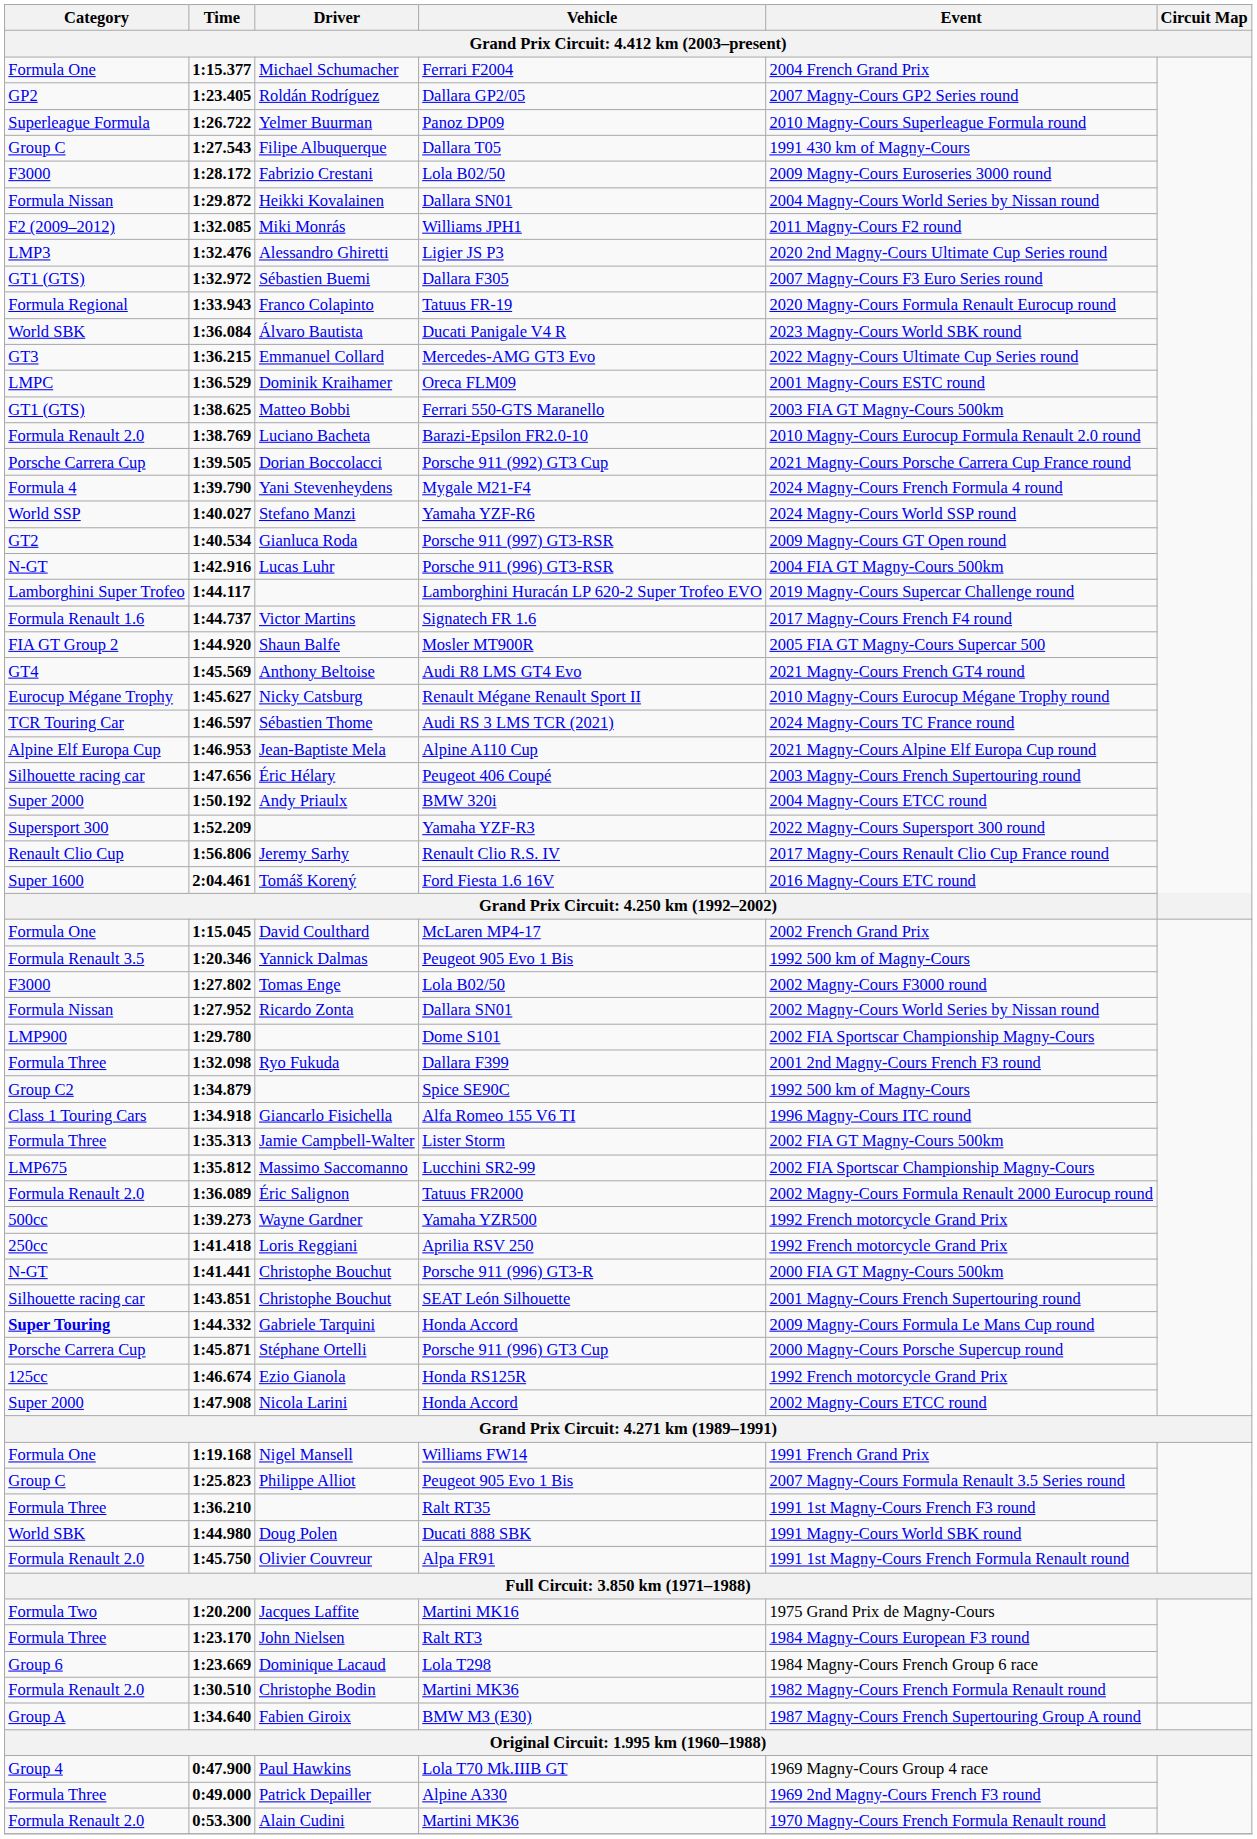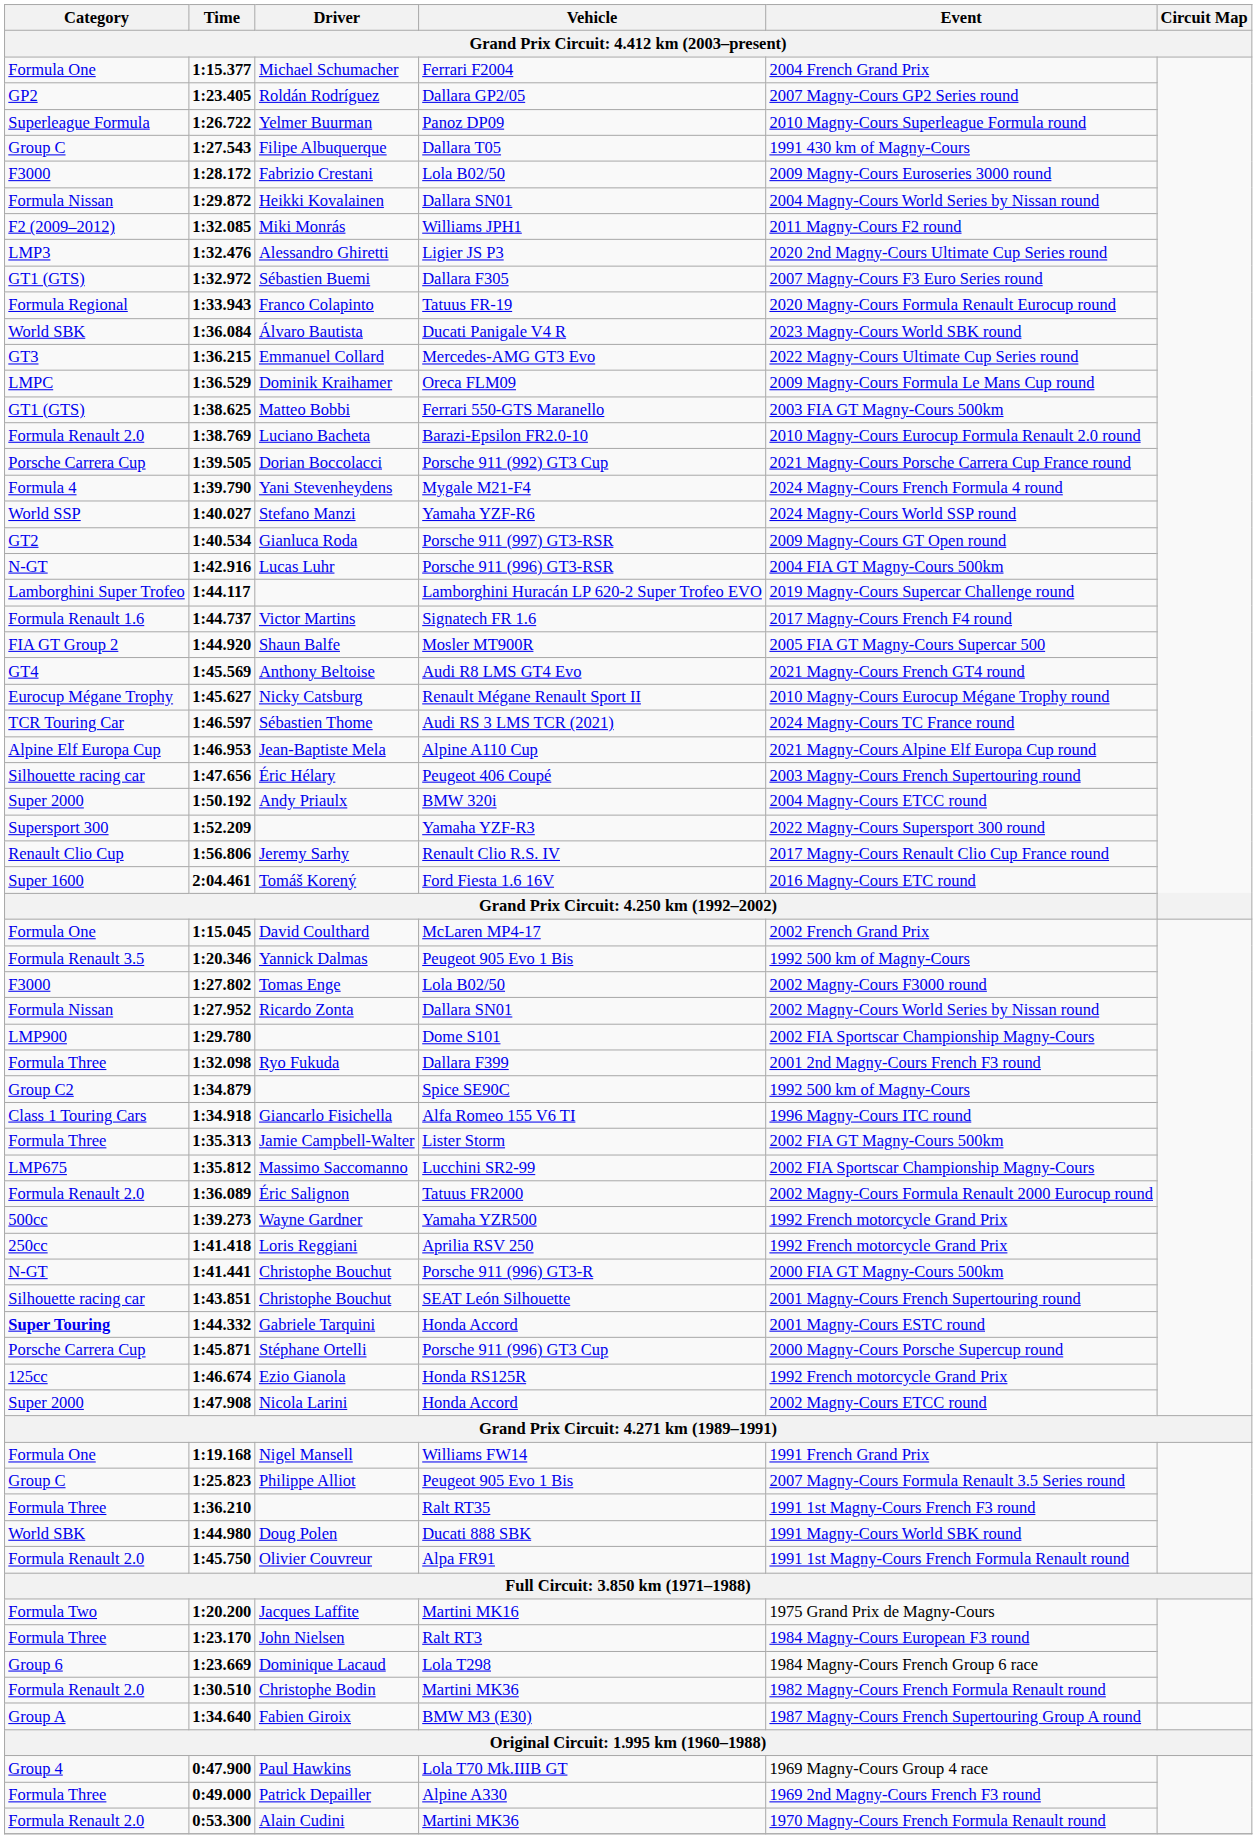(877, 383) 2001 Magny-Cours ESTC round -> (932, 383) 2009 Magny-Cours Formula Le Mans Cup round
(932, 1324) 2009 Magny-Cours Formula Le Mans Cup round -> (877, 1324) 2001 Magny-Cours ESTC round
